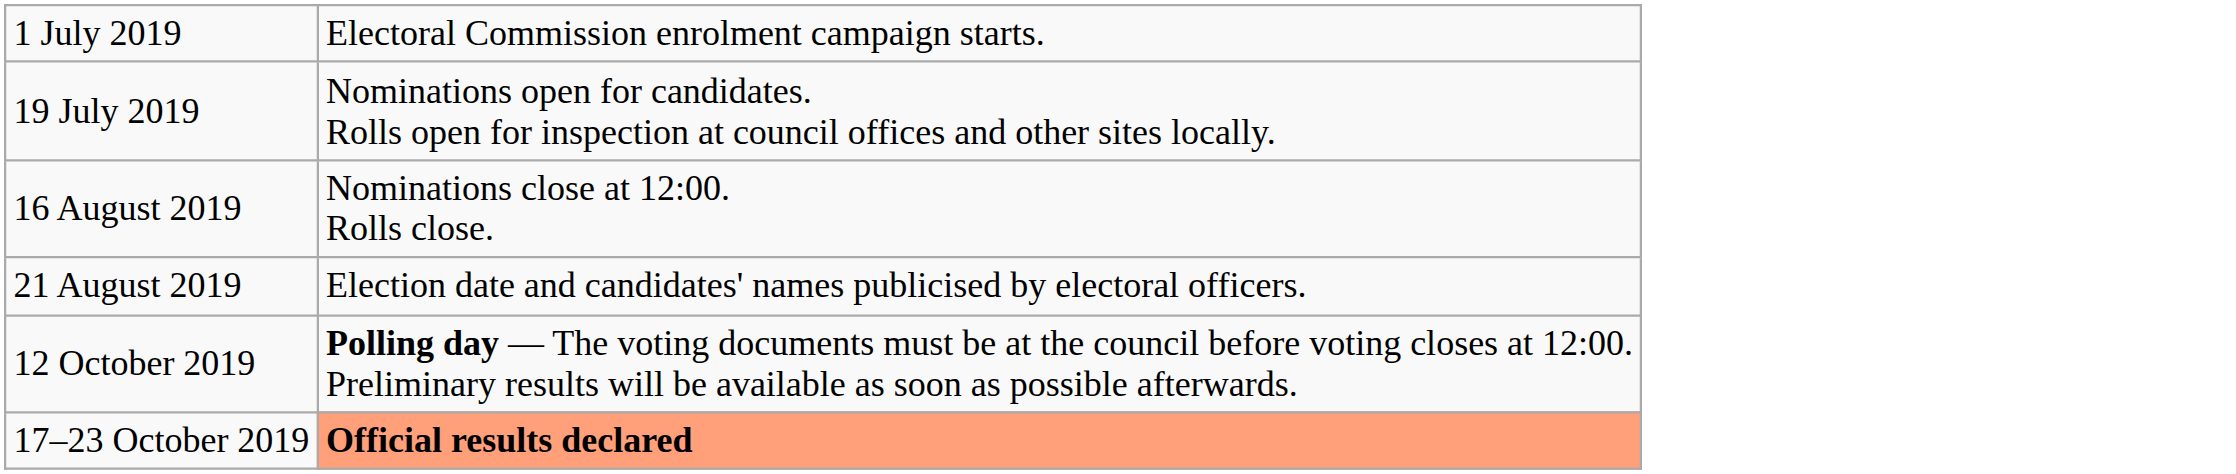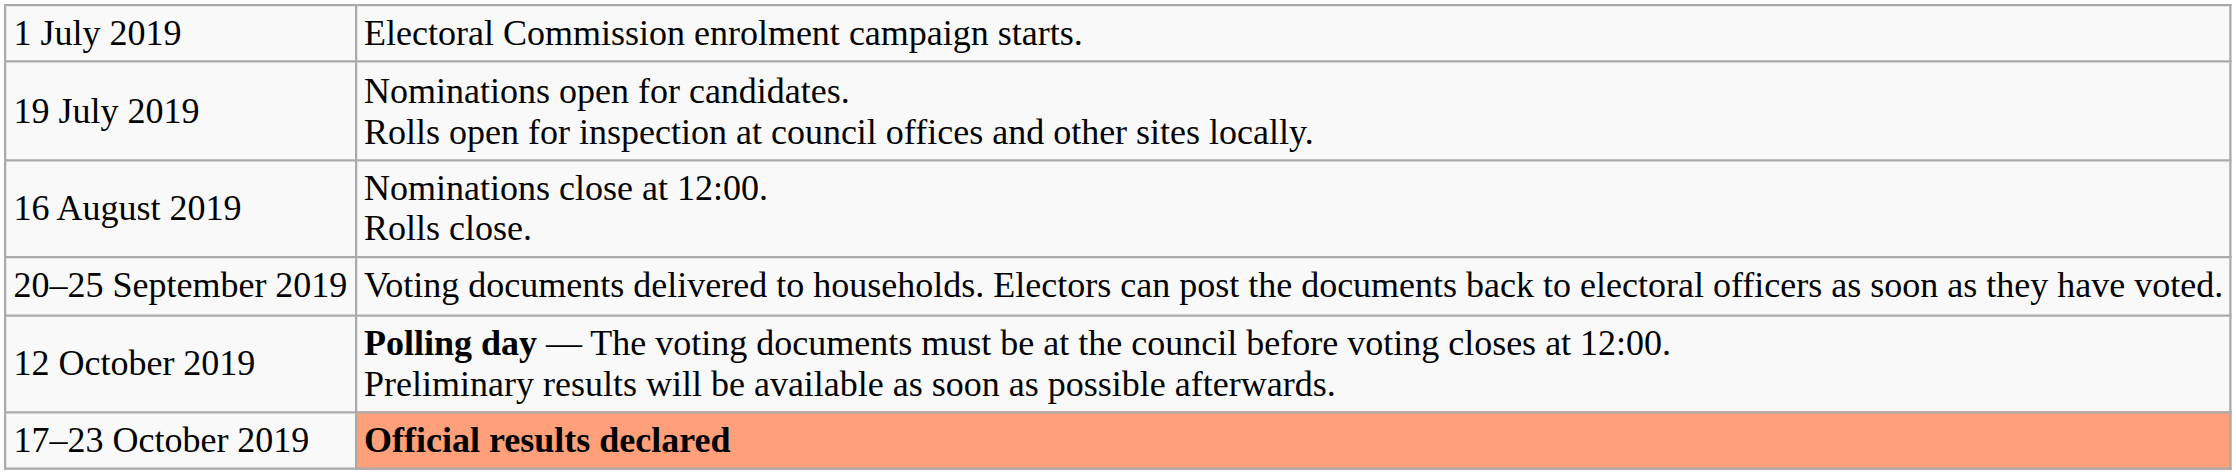- row: (127, 285)
+ row: (180, 285)
